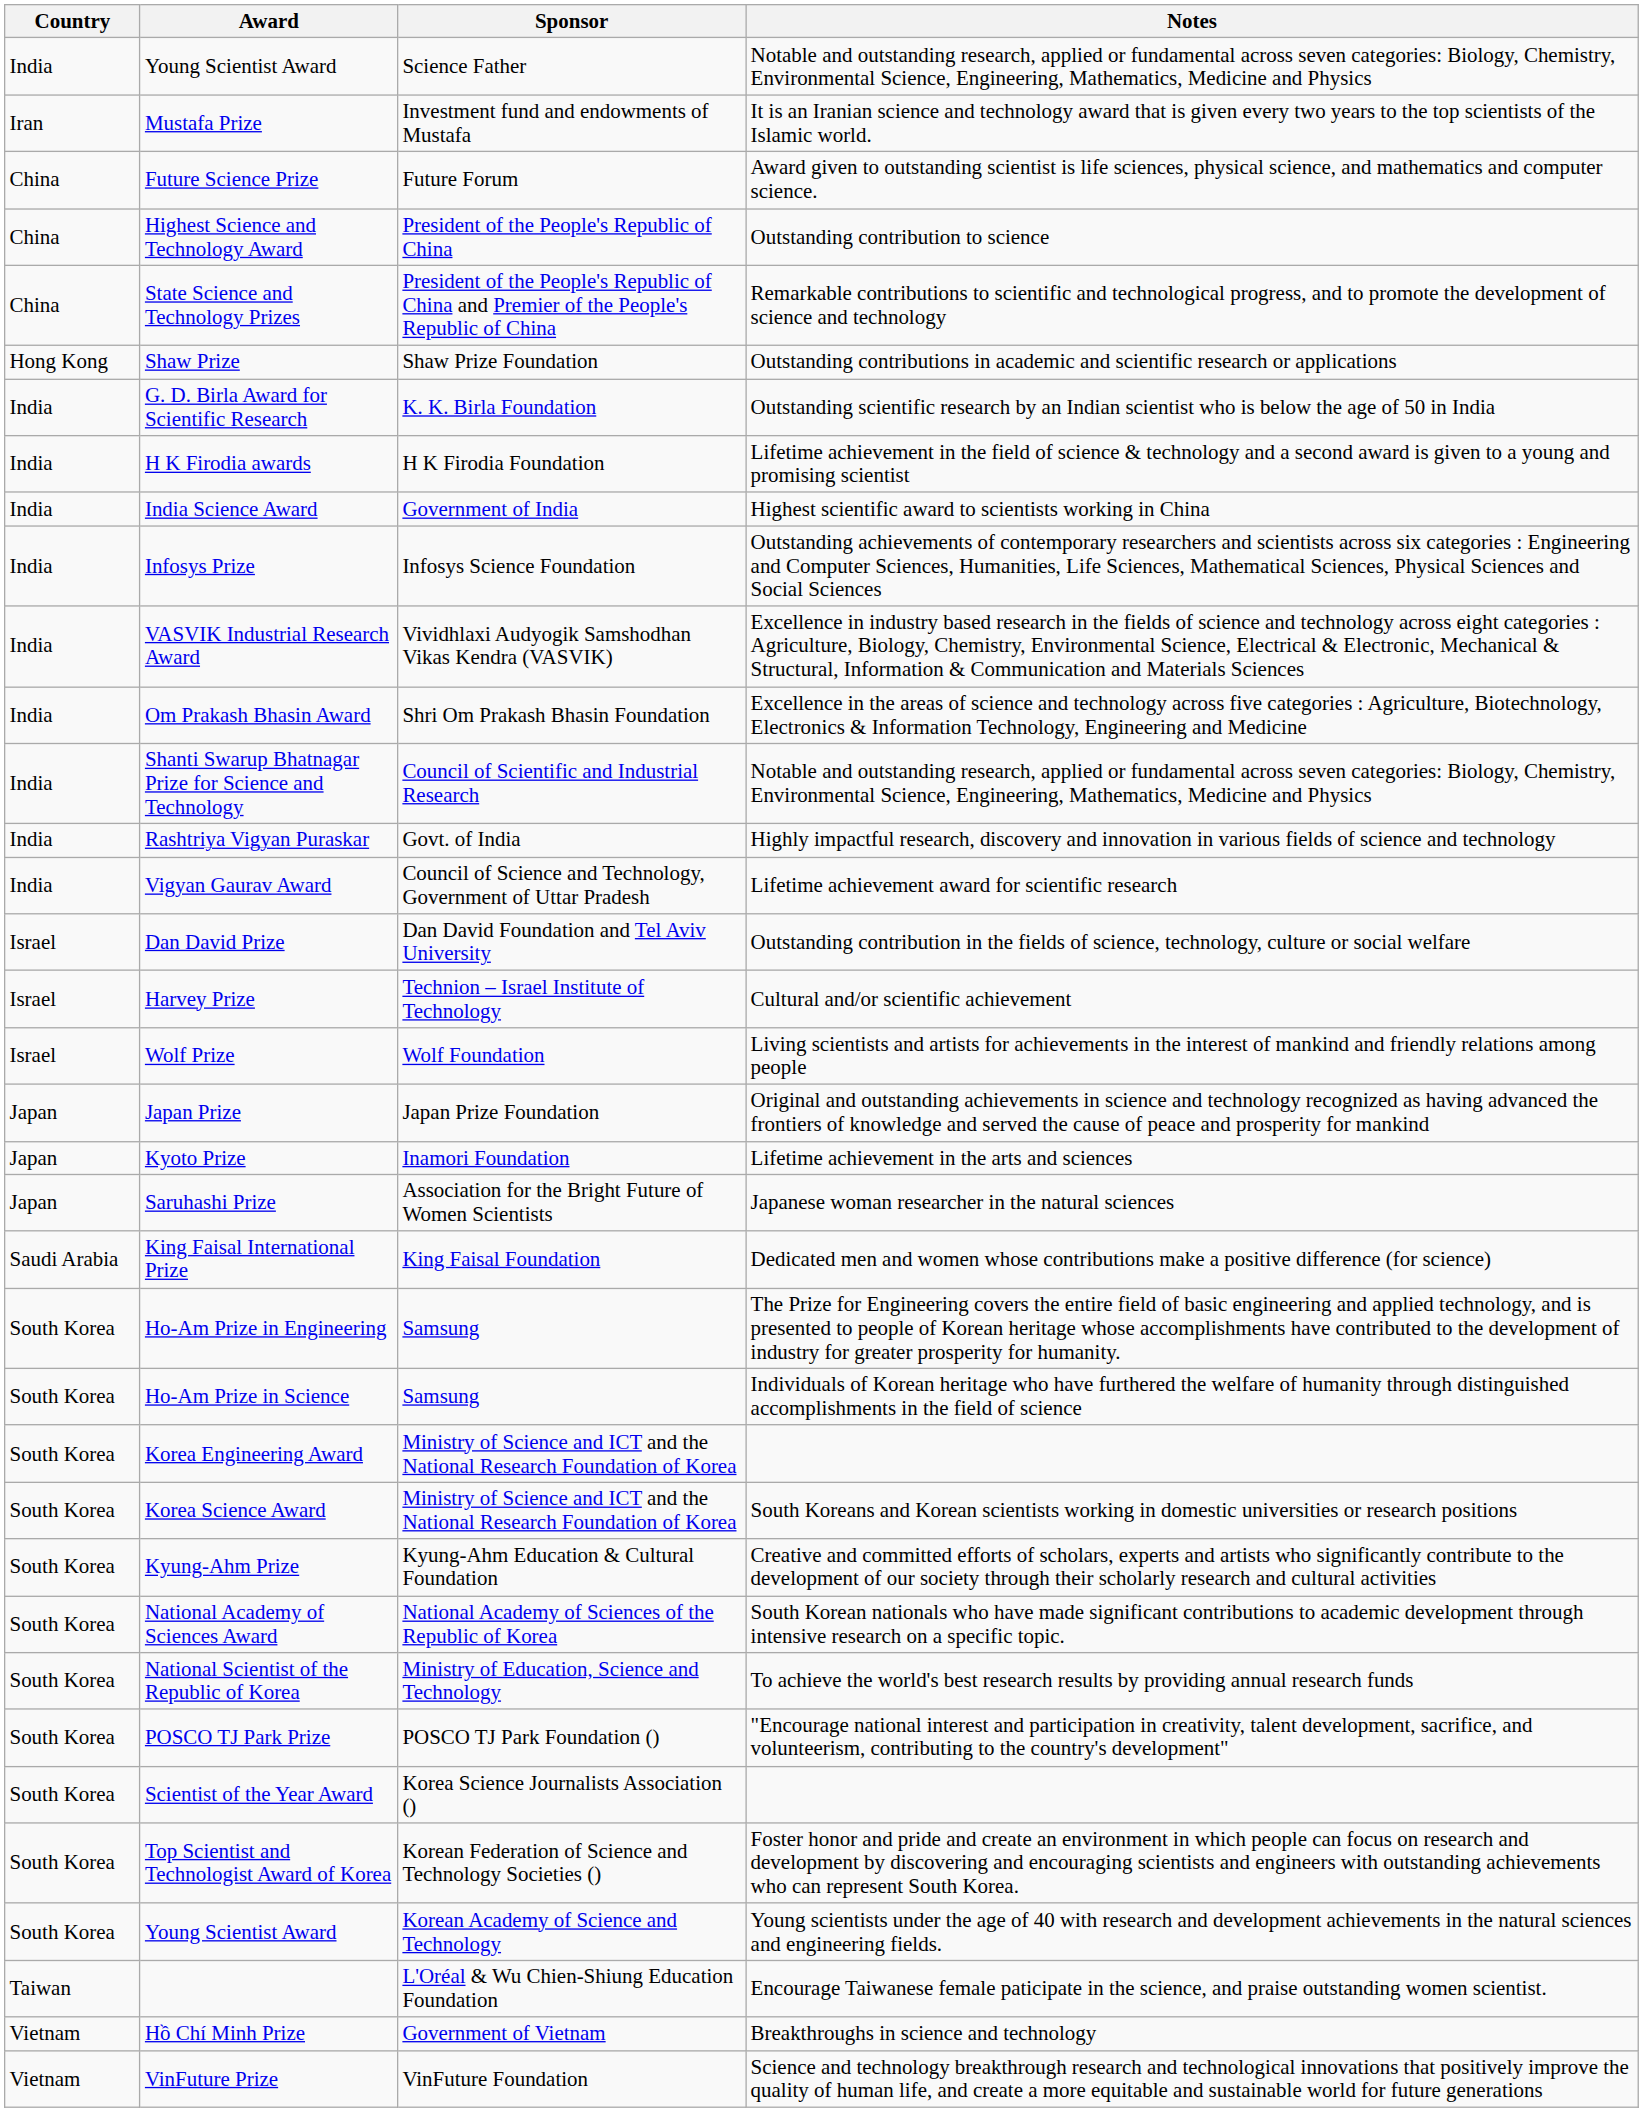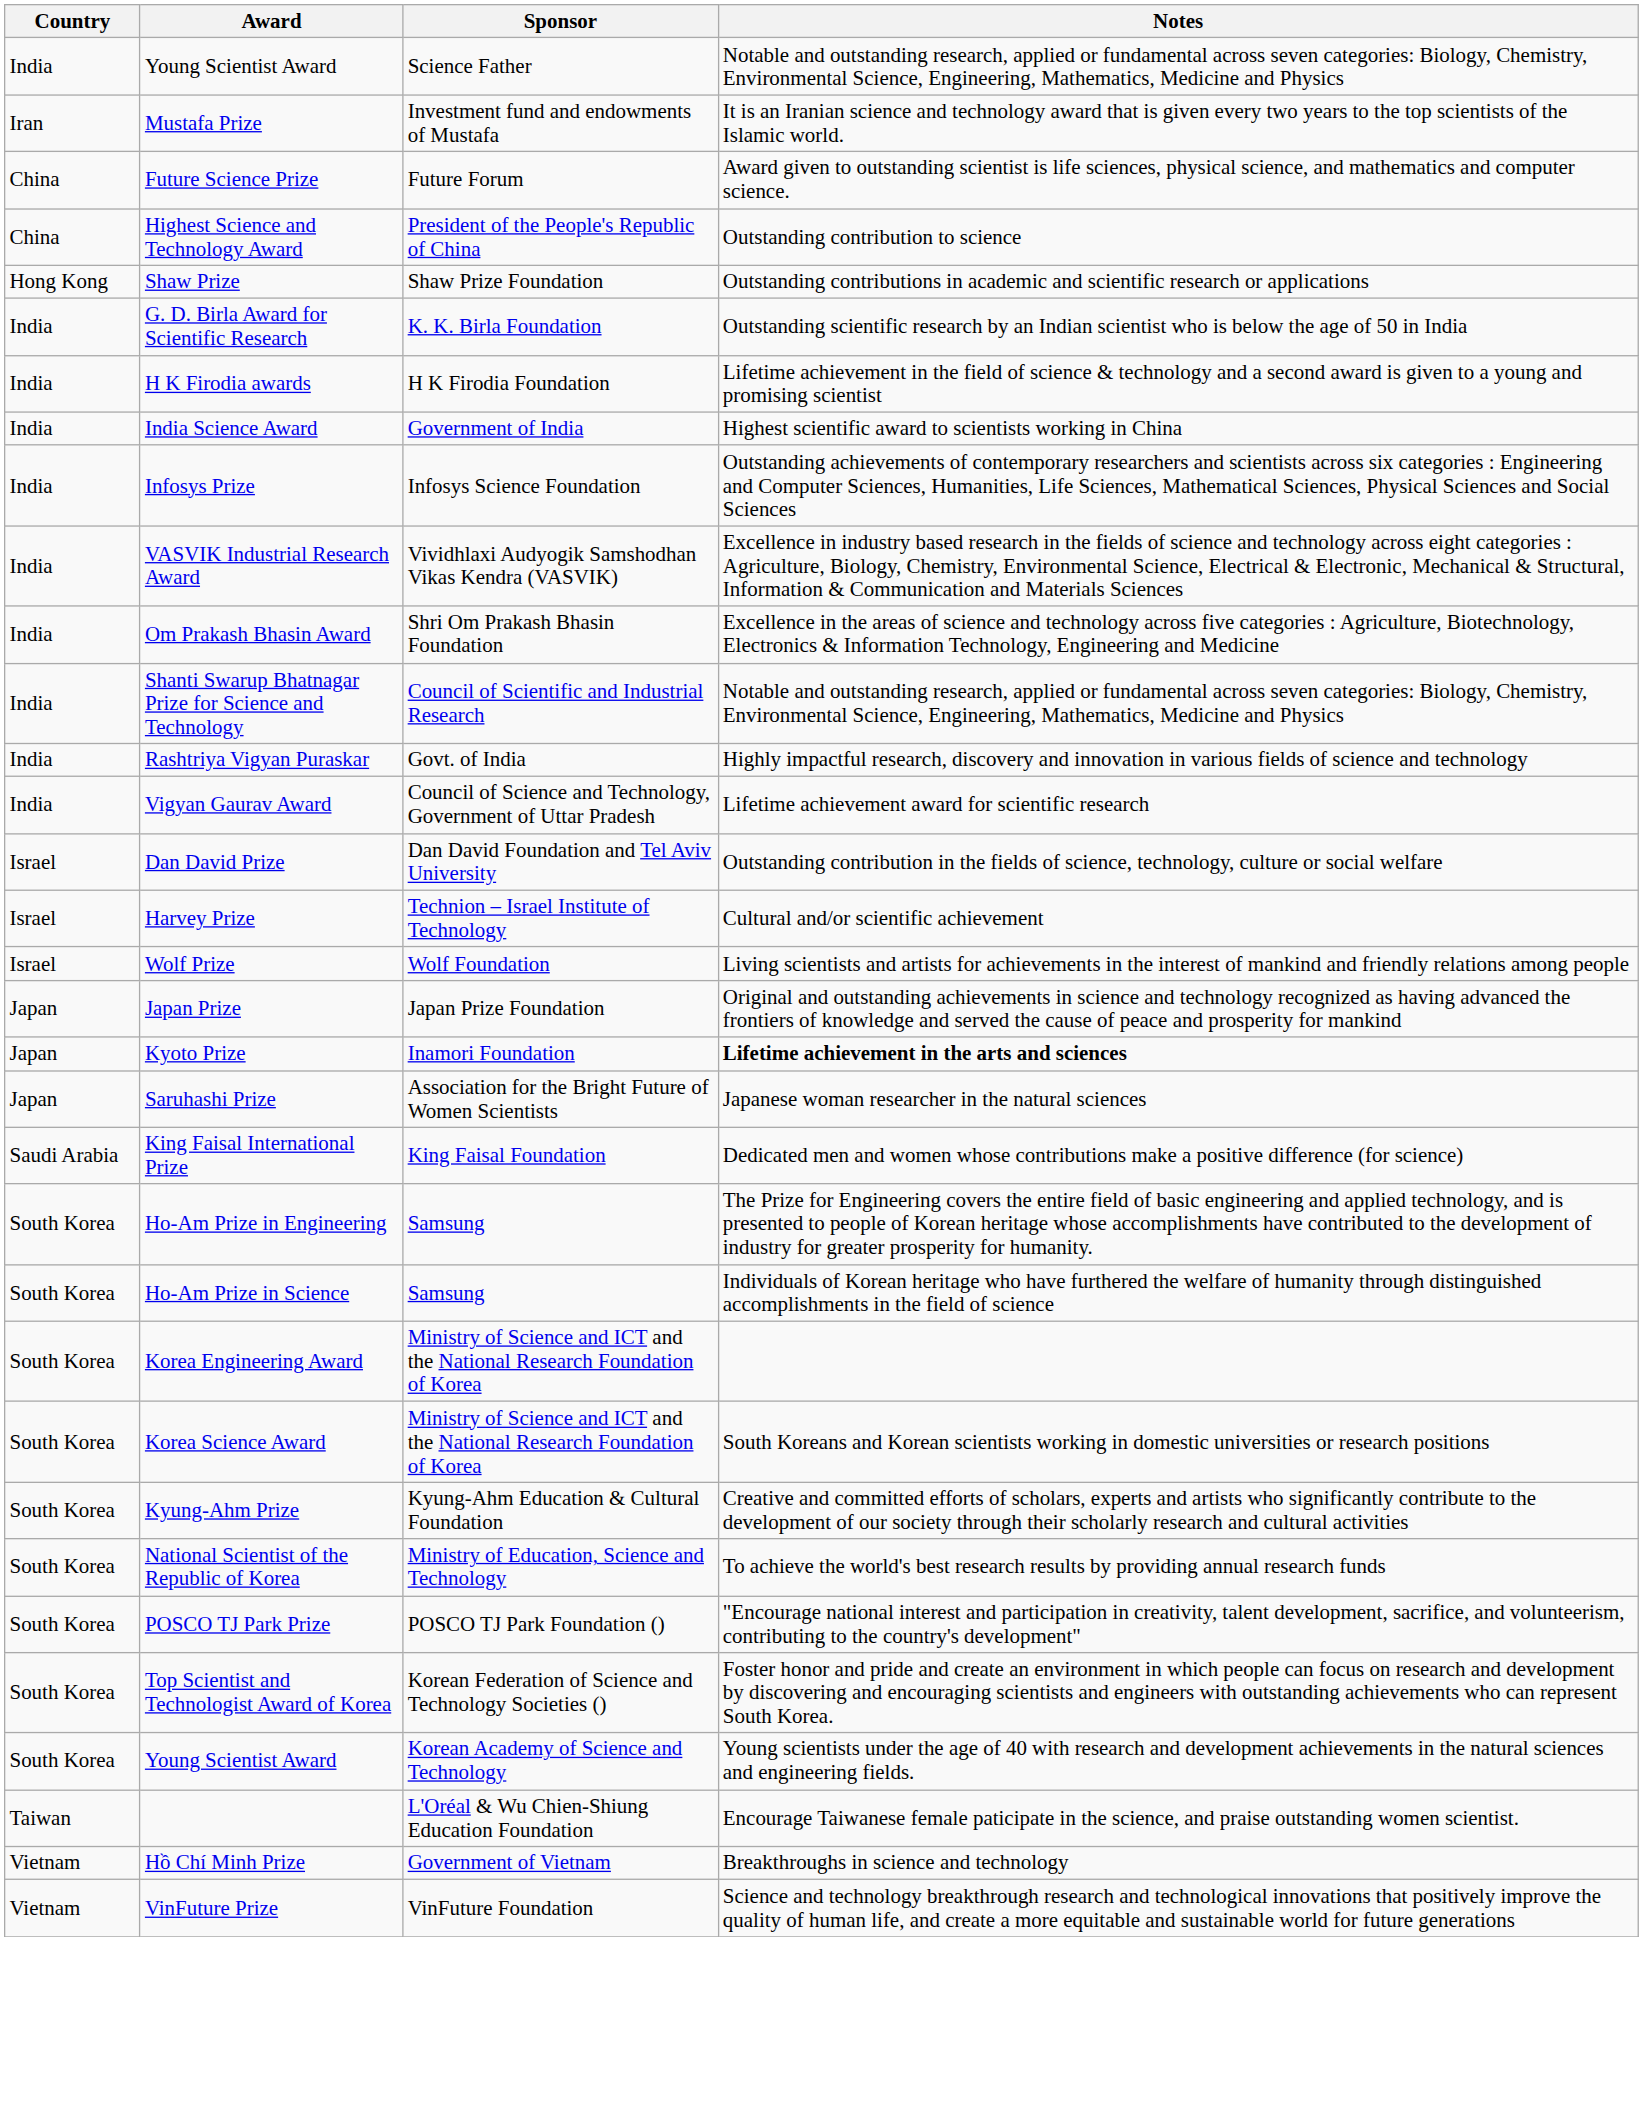- row: (222, 305)
(941, 1157) normal -> (925, 1053) bold
- row: (235, 1623)
- row: (259, 1794)
